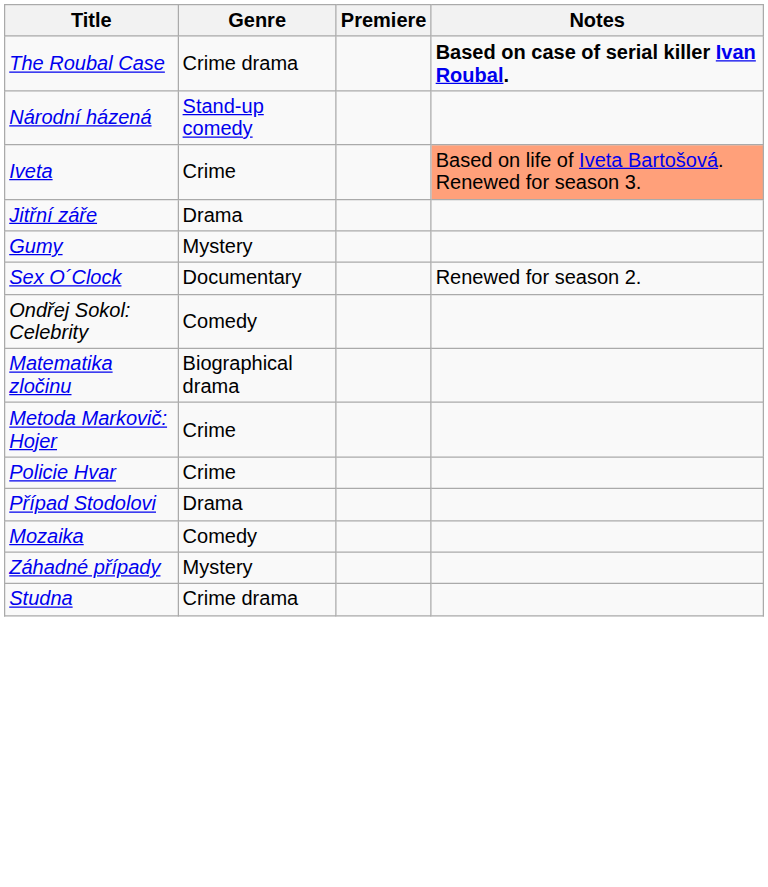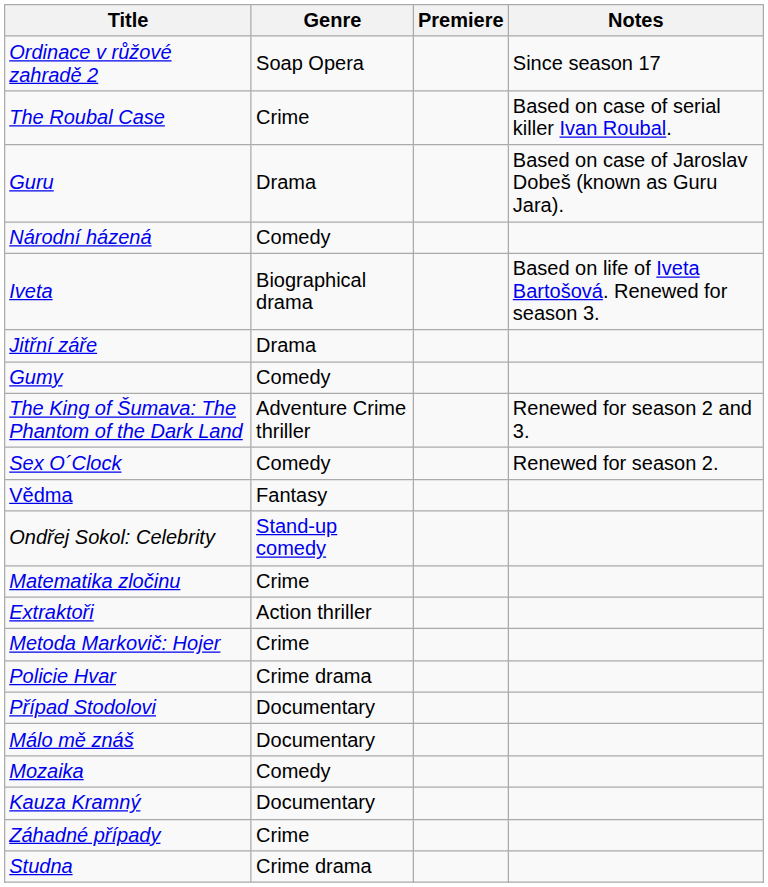+ row: (90, 63)
(240, 63) Crime drama -> (283, 117) Crime
(596, 63) bold -> (617, 117) normal
+ row: (31, 183)
(223, 117) Stand-up comedy -> (293, 237) Comedy
(209, 171) Crime -> (311, 291) Biographical drama
(580, 171) lightsalmon background -> (620, 291) no background
(218, 246) Mystery -> (293, 377) Comedy
+ row: (126, 420)
(242, 278) Documentary -> (293, 463) Comedy
+ row: (41, 495)
(220, 321) Comedy -> (297, 538) Stand-up comedy
(238, 375) Biographical drama -> (283, 580) Crime
+ row: (51, 612)
(209, 472) Crime -> (314, 676) Crime drama
(213, 504) Drama -> (316, 707) Documentary
+ row: (71, 739)
+ row: (75, 803)
(218, 567) Mystery -> (283, 834) Crime
